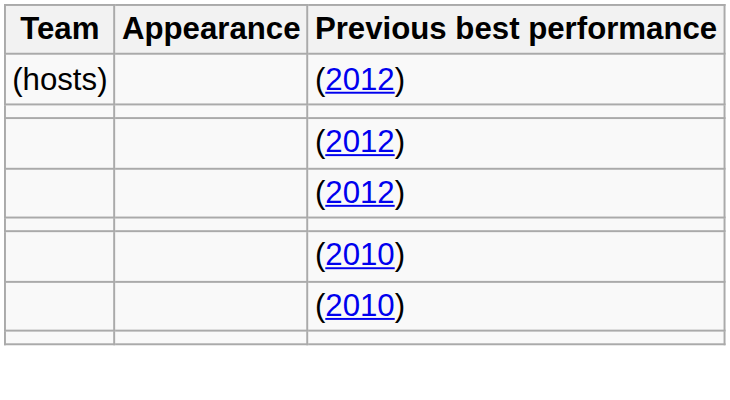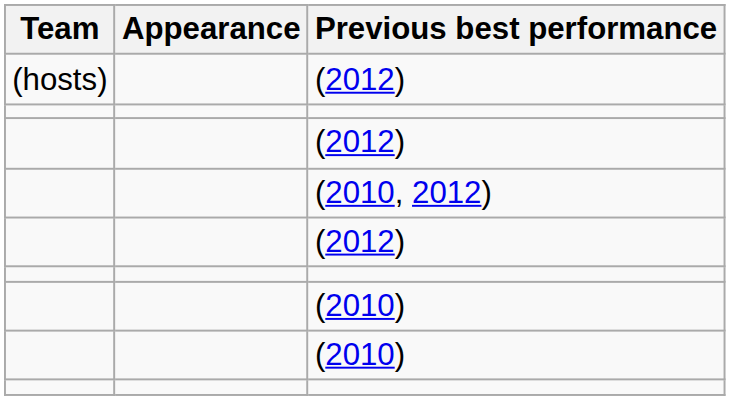+ row: (60, 193)
